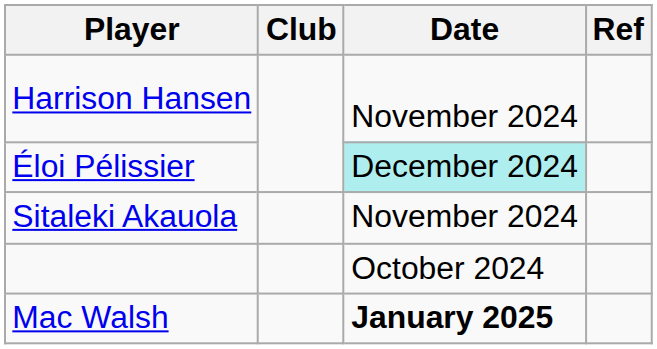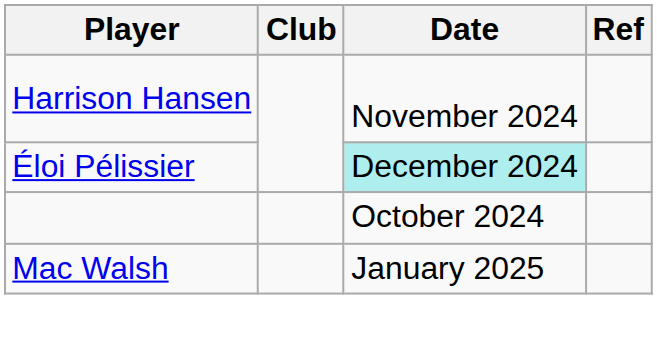- row: (125, 217)
(452, 318) bold -> (448, 267) normal
